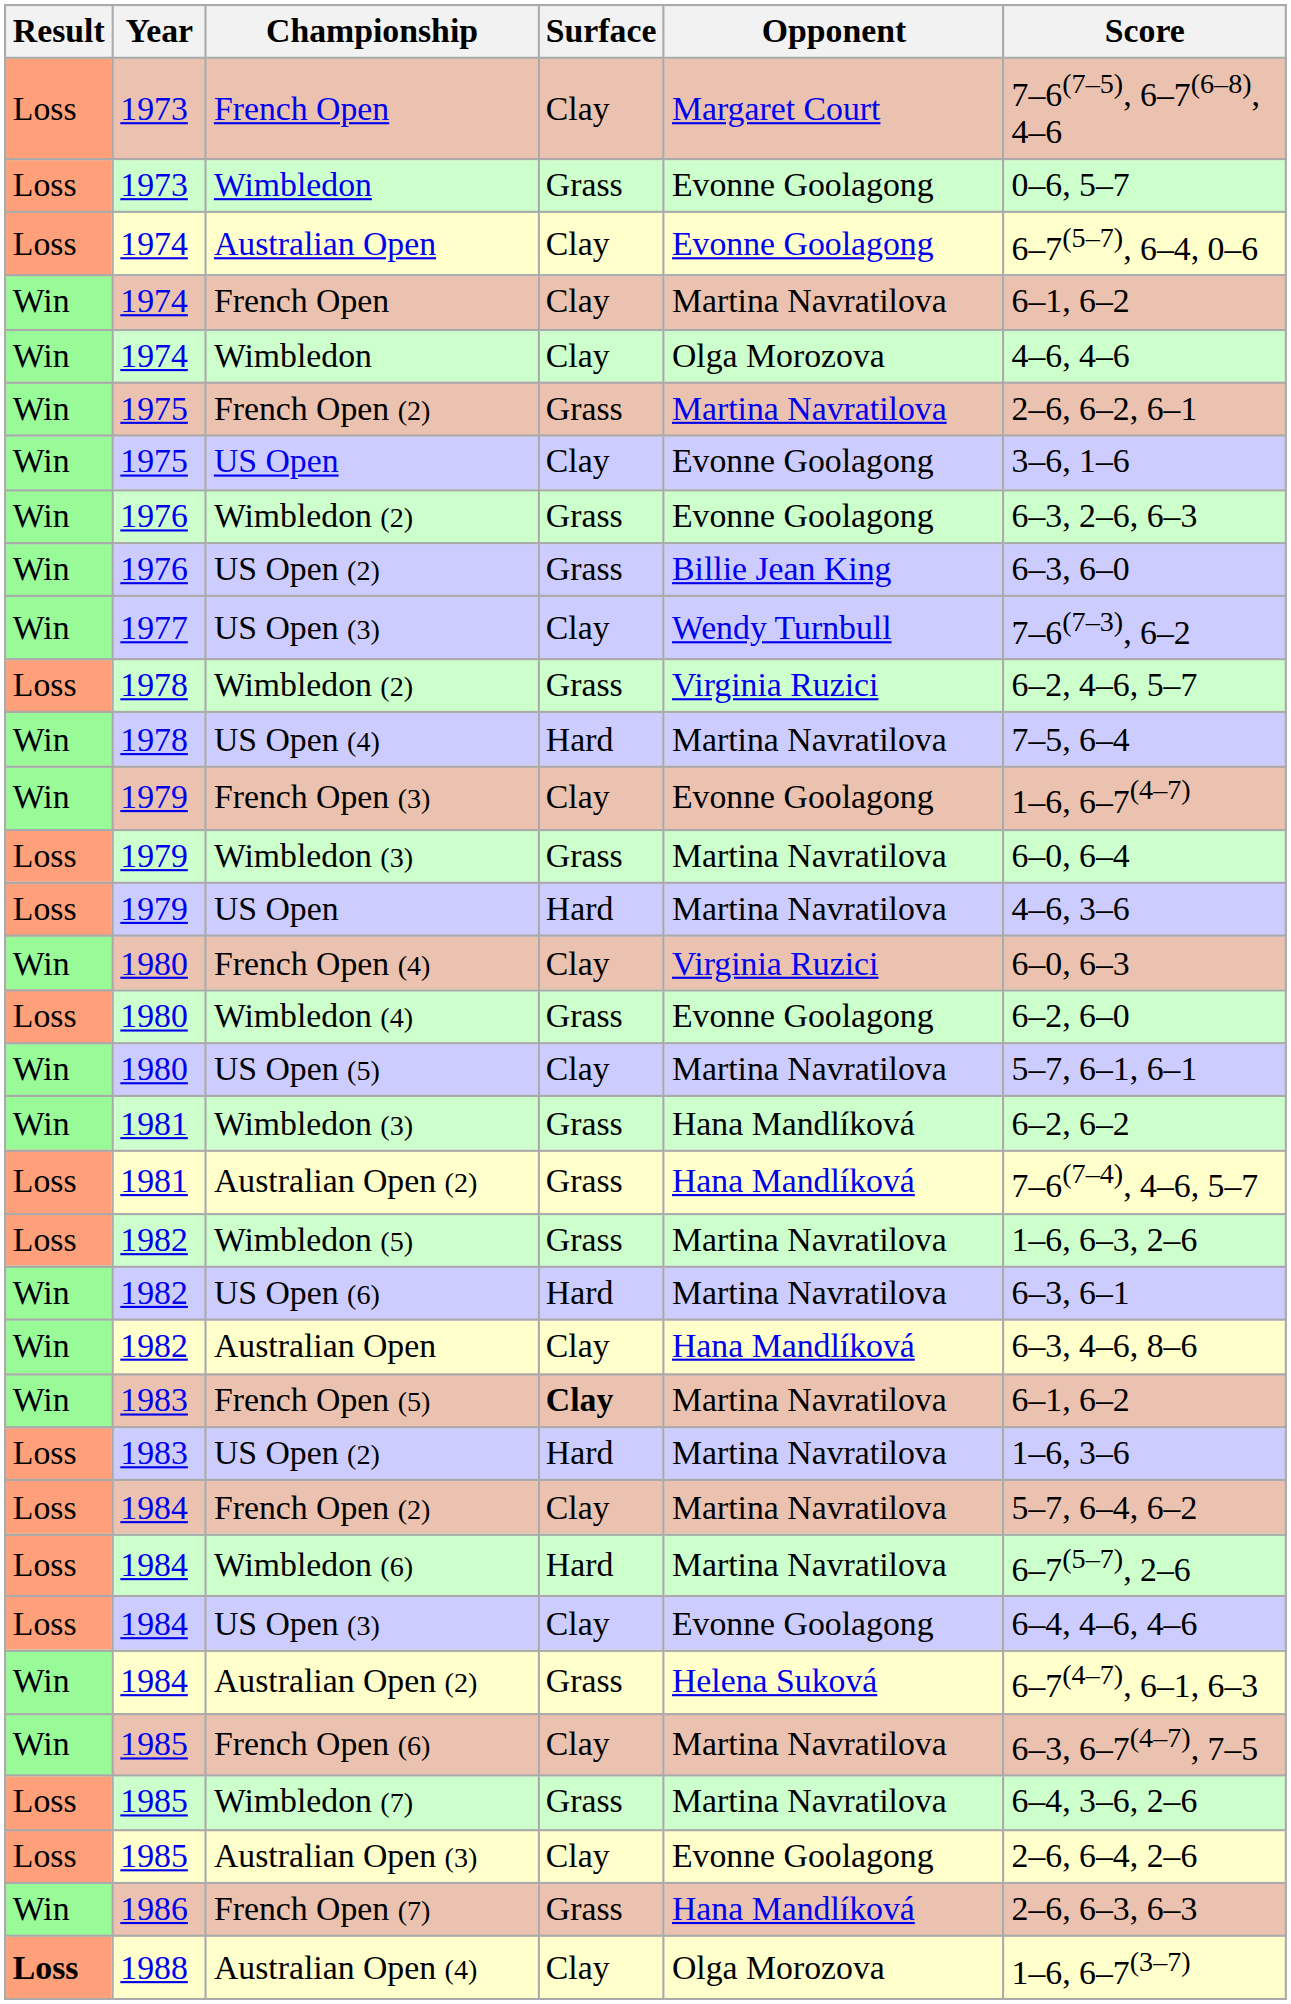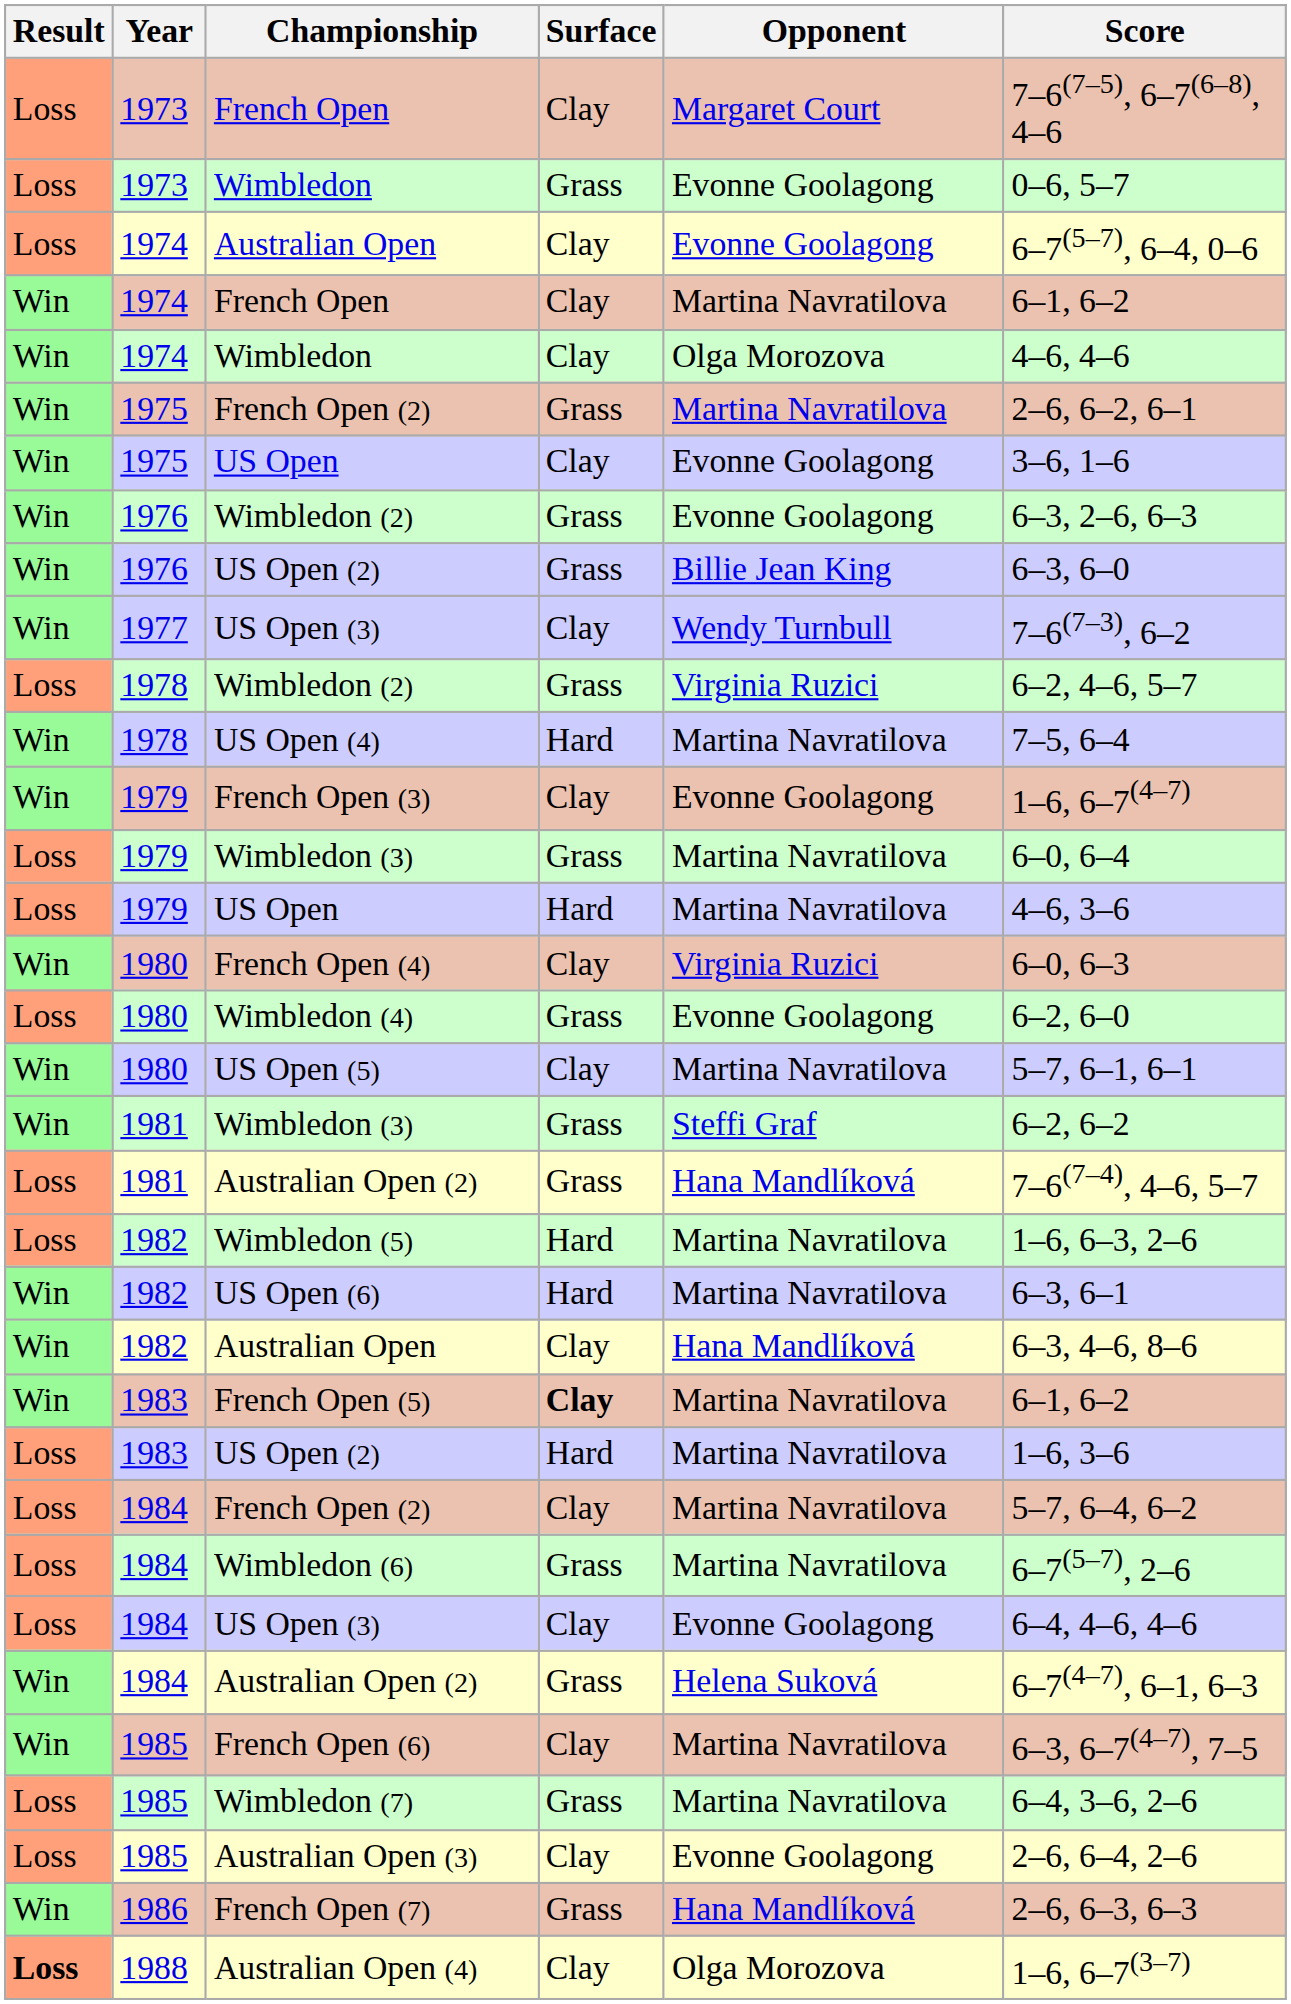(793, 1123) Hana Mandlíková -> (744, 1123) Steffi Graf
(584, 1239) Grass -> (580, 1239) Hard
(580, 1565) Hard -> (584, 1565) Grass
